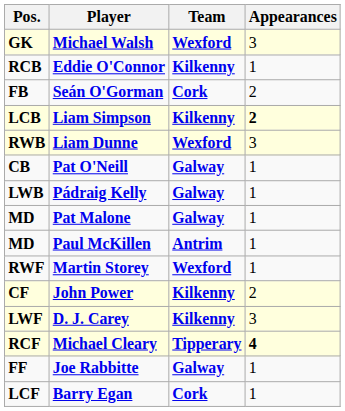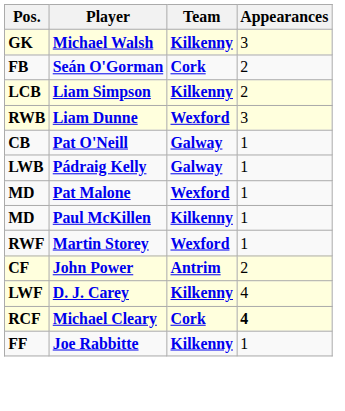(202, 42) Wexford -> (202, 42) Kilkenny
- row: (109, 67)
(253, 117) bold -> (244, 92) normal
(198, 218) Galway -> (200, 192) Wexford
(197, 243) Antrim -> (202, 218) Kilkenny
(204, 293) Kilkenny -> (196, 268) Antrim
(253, 318) 3 -> (244, 293) 4
(207, 343) Tipperary -> (188, 318) Cork
(198, 368) Galway -> (202, 343) Kilkenny
- row: (93, 393)
